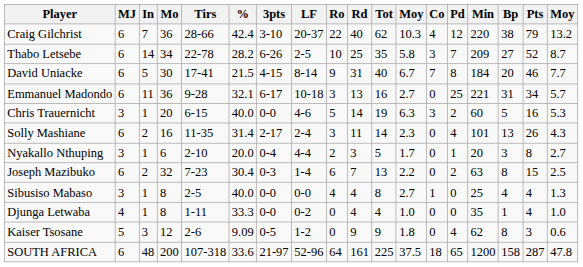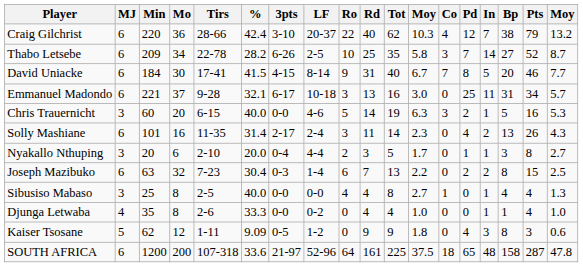columns swapped: (483, 14) <-> (148, 14)
(243, 73) 21.5 -> (255, 73) 41.5
(166, 93) 36 -> (179, 93) 37
(407, 93) 2.7 -> (419, 93) 3.0
(196, 212) 1-11 -> (205, 212) 2-6
(193, 232) 2-6 -> (208, 232) 1-11
